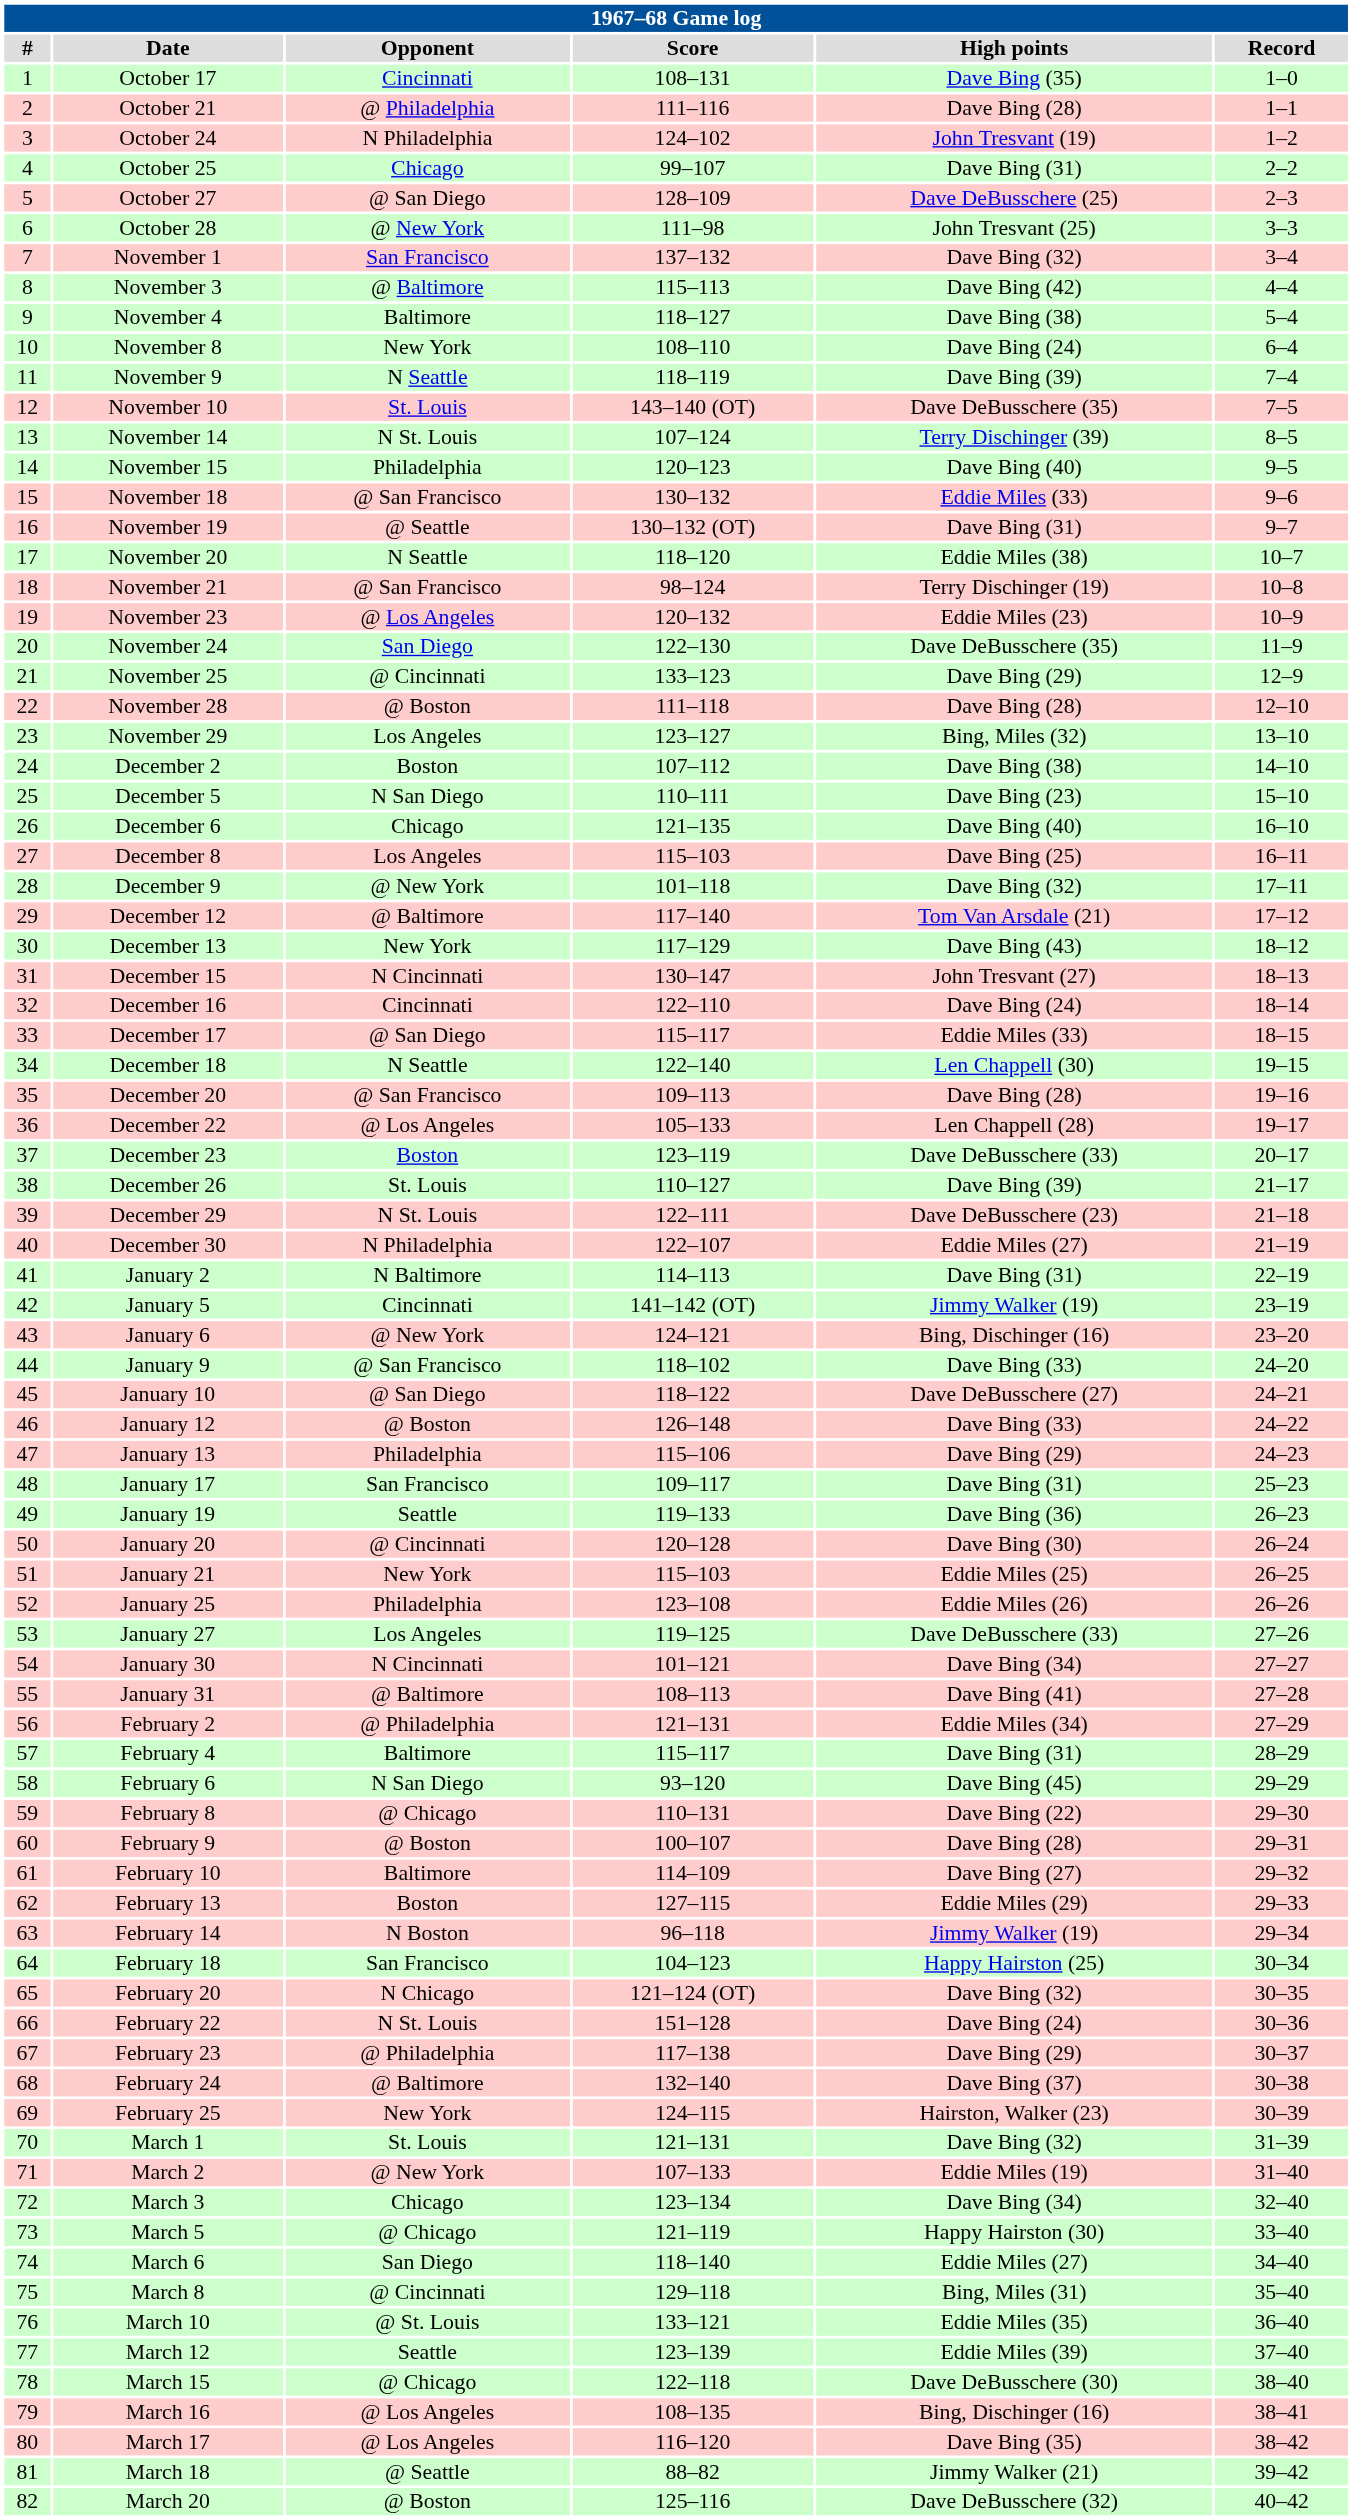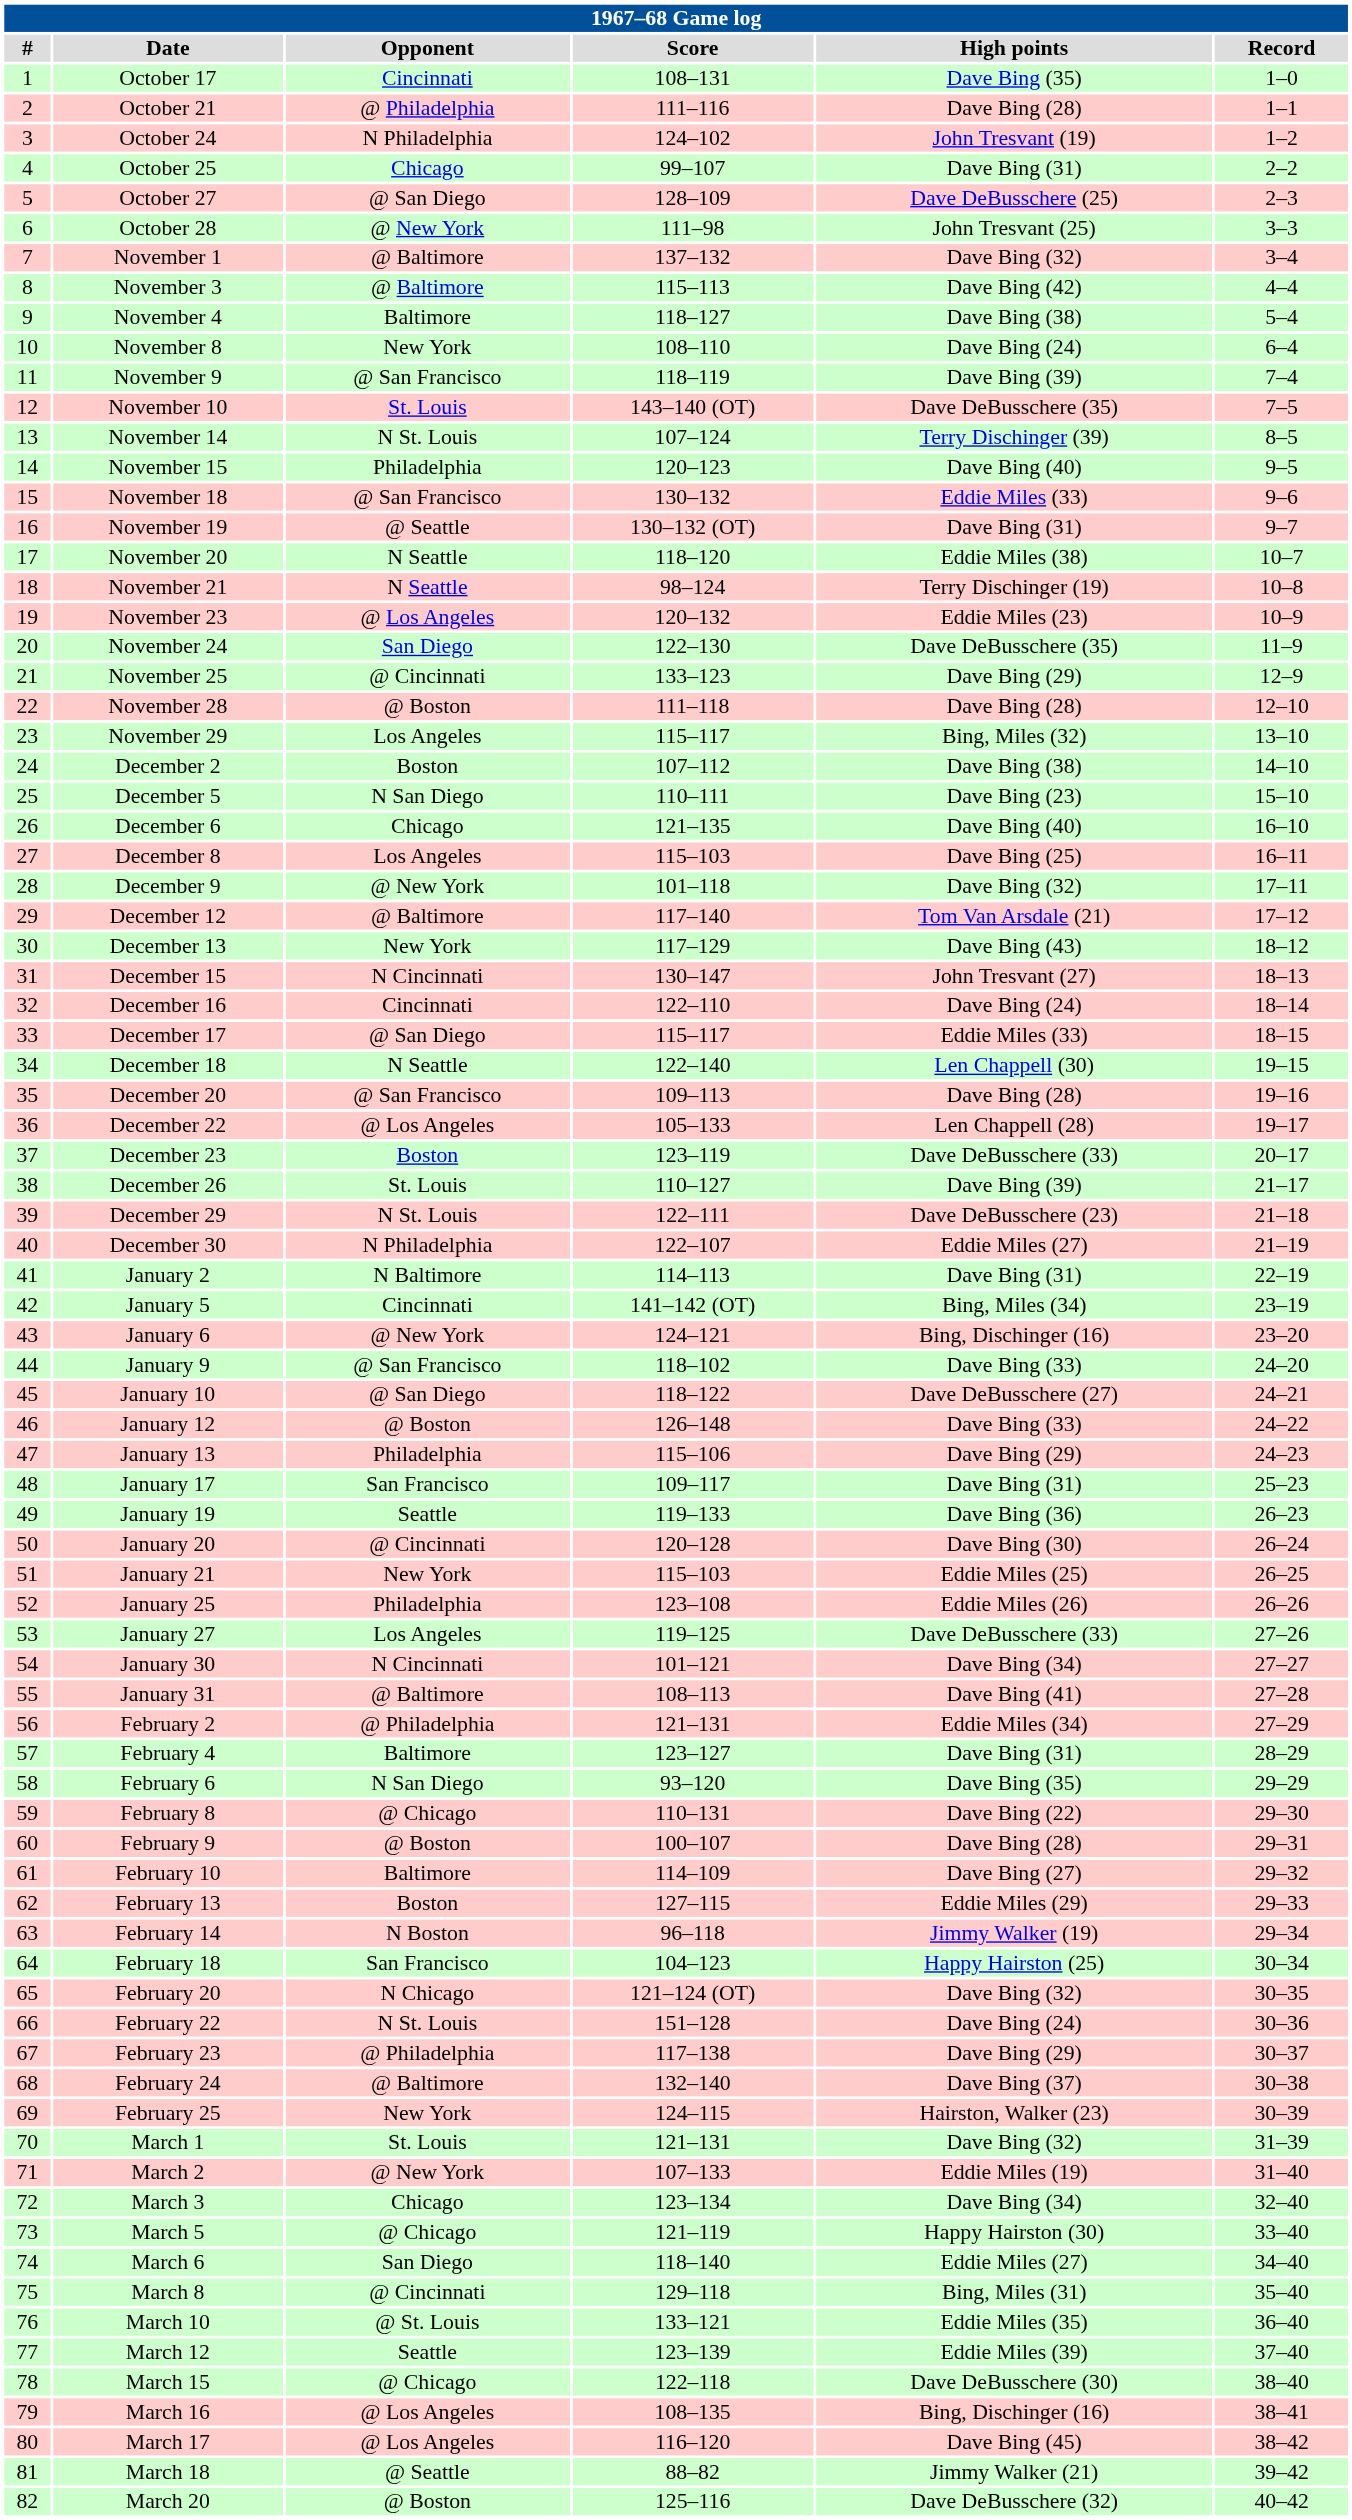(427, 257) San Francisco -> (427, 257) @ Baltimore
(427, 377) N Seattle -> (427, 377) @ San Francisco
(427, 586) @ San Francisco -> (427, 586) N Seattle
(693, 736) 123–127 -> (693, 736) 115–117
(1014, 1304) Jimmy Walker (19) -> (1014, 1304) Bing, Miles (34)
(693, 1753) 115–117 -> (693, 1753) 123–127
(1014, 1783) Dave Bing (45) -> (1014, 1783) Dave Bing (35)
(1014, 2441) Dave Bing (35) -> (1014, 2441) Dave Bing (45)
